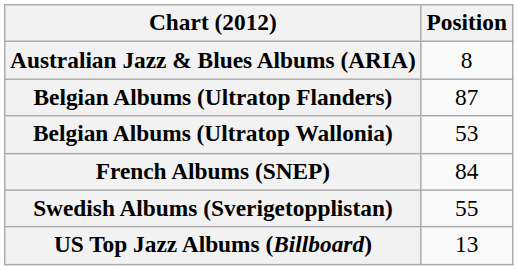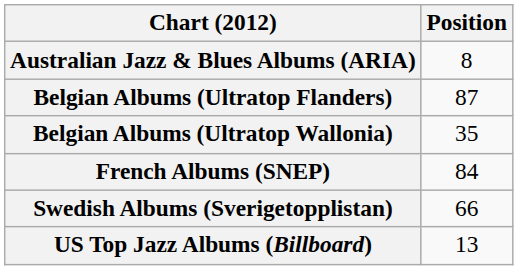(467, 134) 53 -> (467, 134) 35
(467, 208) 55 -> (467, 208) 66
